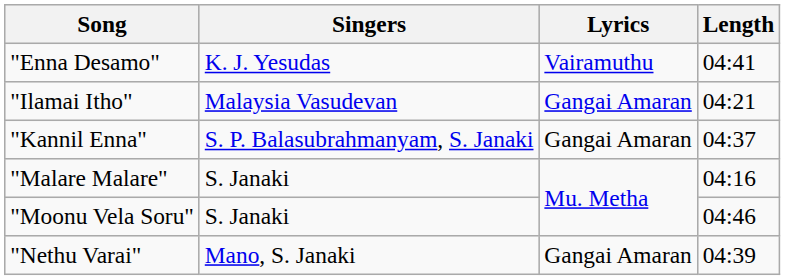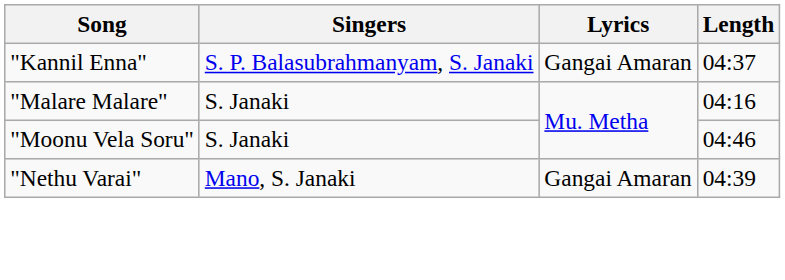- row: (85, 62)
- row: (71, 101)
